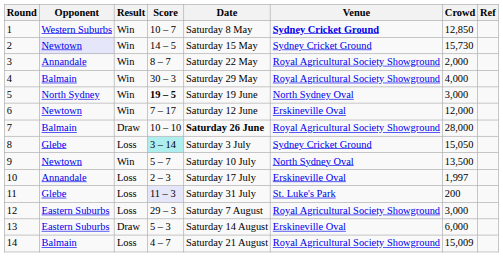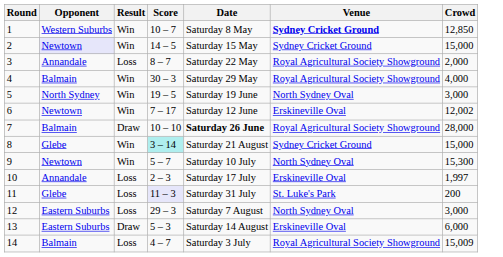- column: (488, 12)
(459, 45) 15,730 -> (459, 45) 15,000
(126, 62) Win -> (127, 62) Loss
(163, 95) bold -> (163, 95) normal
(459, 111) 12,000 -> (459, 111) 12,002
(127, 144) Loss -> (126, 144) Win
(218, 144) Saturday 3 July -> (227, 144) Saturday 21 August
(459, 144) 15,050 -> (459, 144) 15,000
(459, 161) 13,500 -> (459, 161) 15,300
(356, 210) Royal Agricultural Society Showground -> (313, 210) North Sydney Oval
(227, 243) Saturday 21 August -> (218, 243) Saturday 3 July
